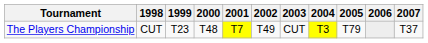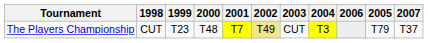columns swapped: (351, 13) <-> (380, 13)
(266, 30) no background -> (266, 30) khaki background
